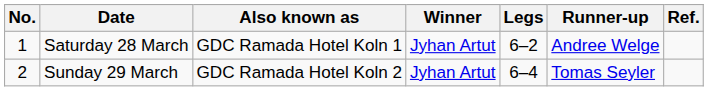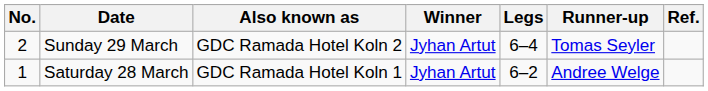rows swapped: (116, 45) <-> (111, 72)
